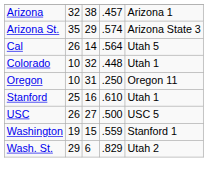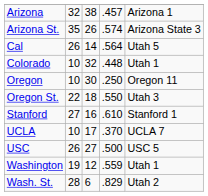(91, 30) 29 -> (91, 30) 26
(91, 81) 31 -> (91, 81) 30
+ row: (33, 98)
(74, 98) 25 -> (74, 115) 27
(143, 98) Utah 1 -> (152, 115) Stanford 1
+ row: (21, 132)
(91, 132) 15 -> (91, 166) 12
(152, 132) Stanford 1 -> (143, 166) Utah 1
(74, 149) 29 -> (74, 183) 28
